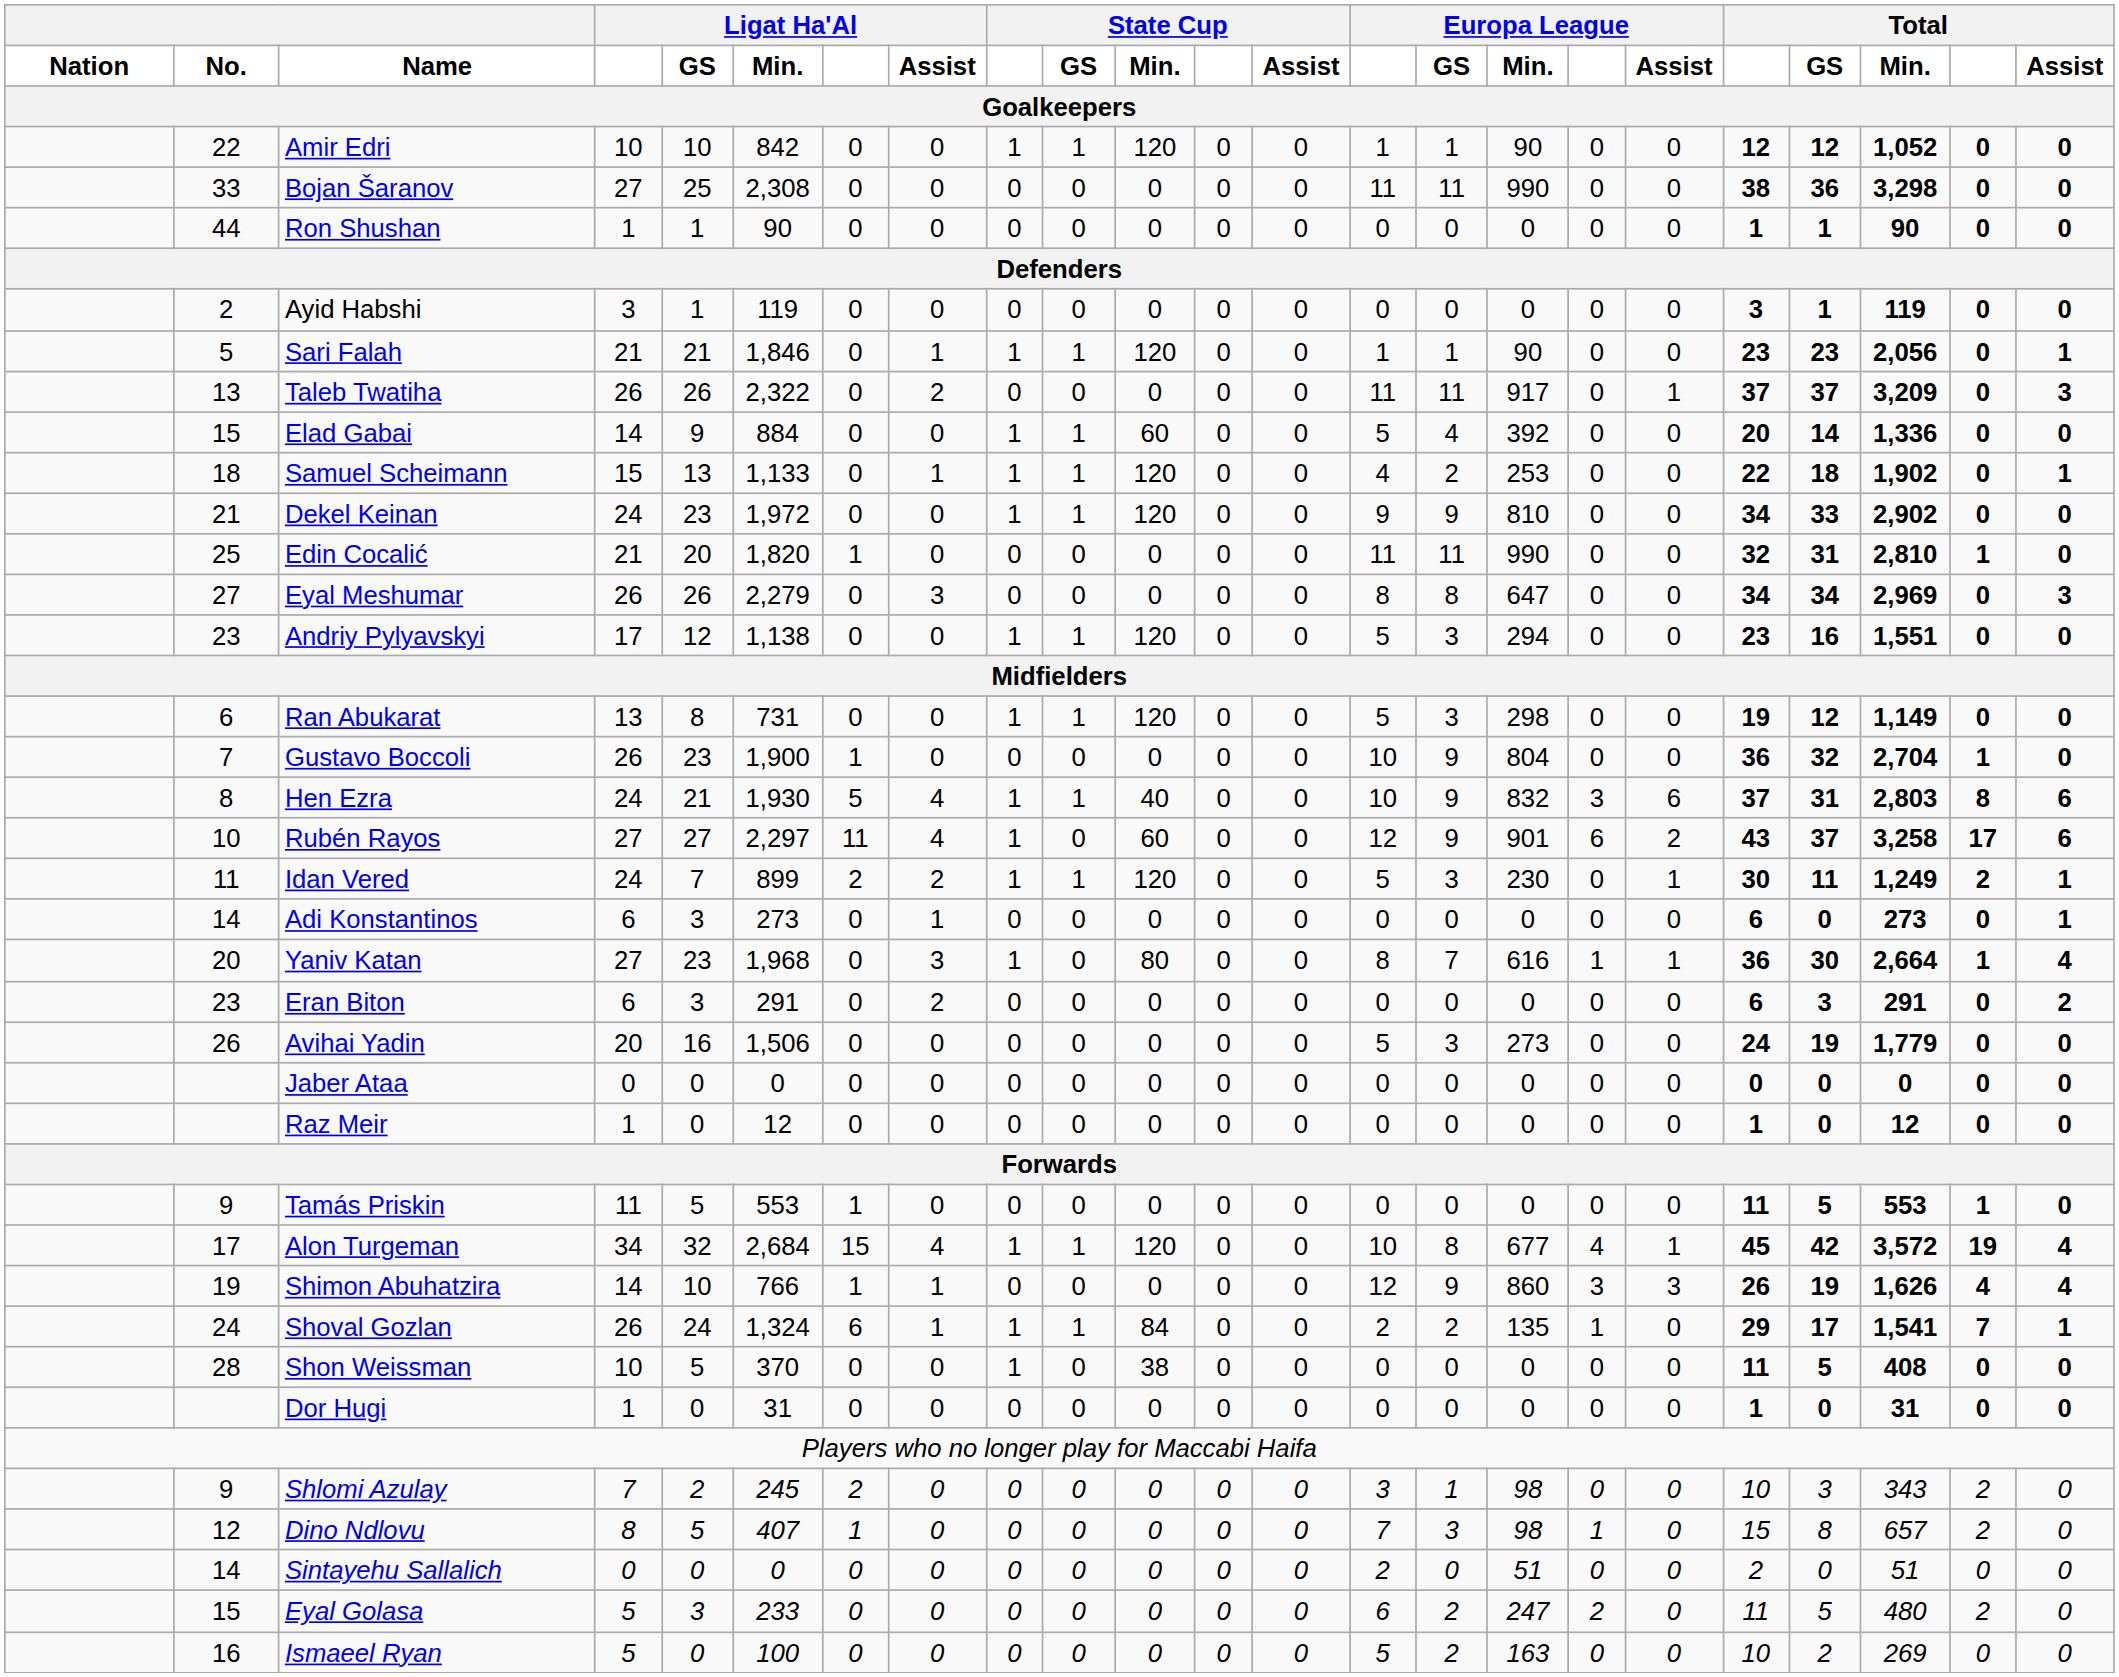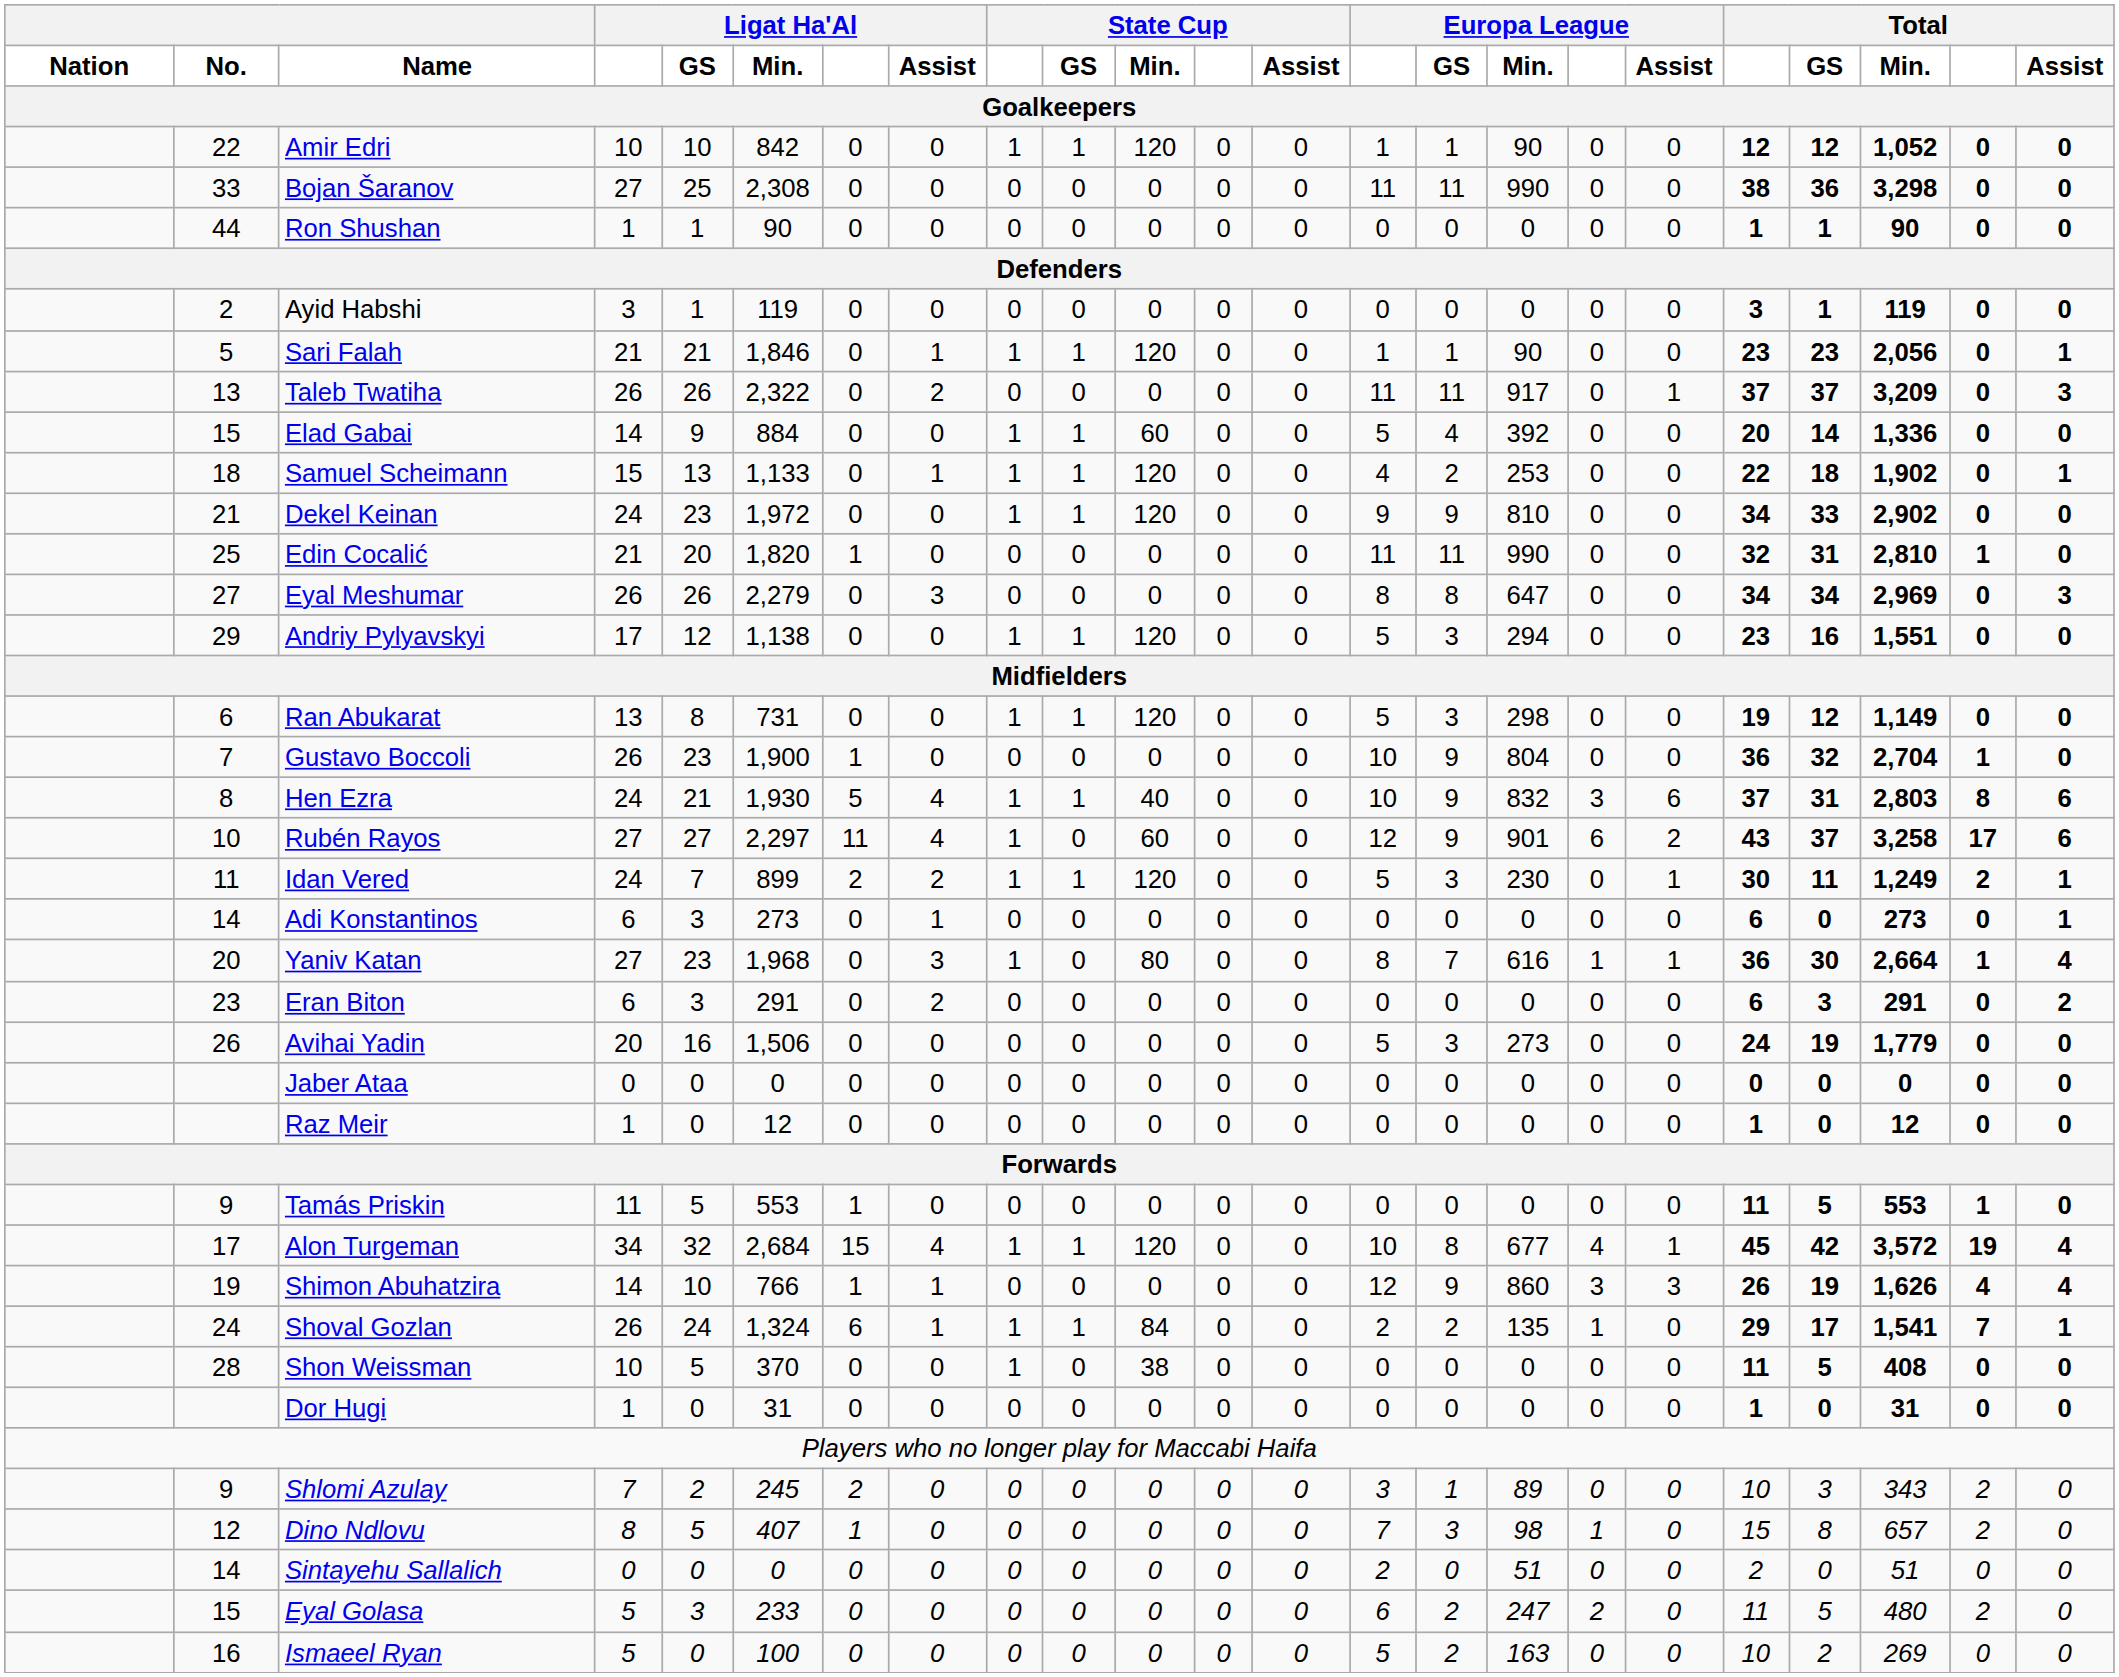(226, 635) 23 -> (226, 635) 29
(1528, 1489) 98 -> (1528, 1489) 89
